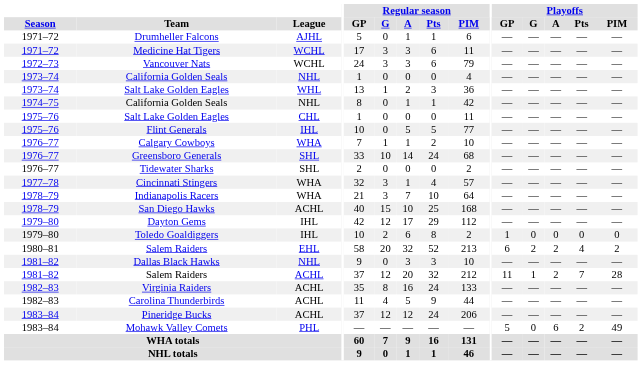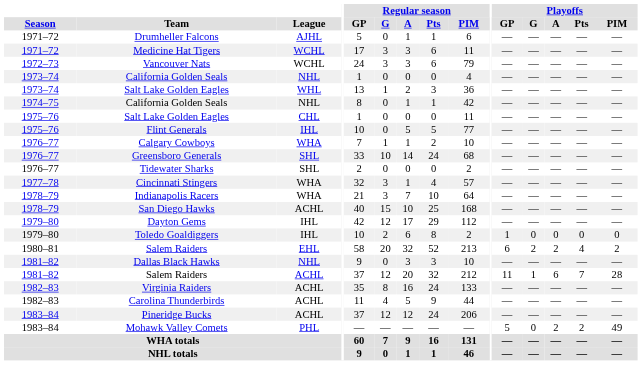(556, 274) 2 -> (556, 274) 6
(556, 327) 6 -> (556, 327) 2
